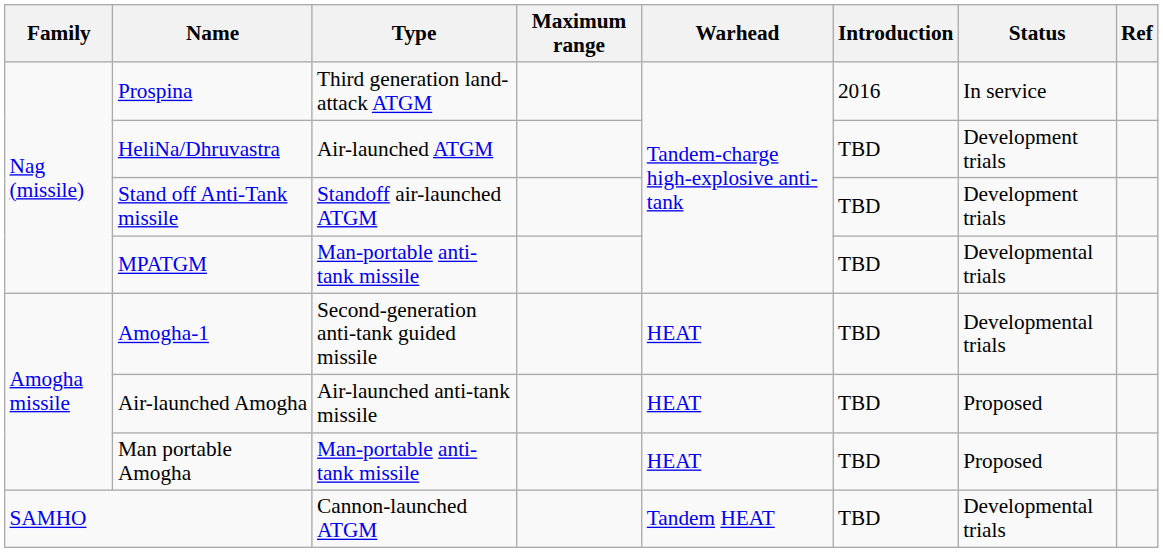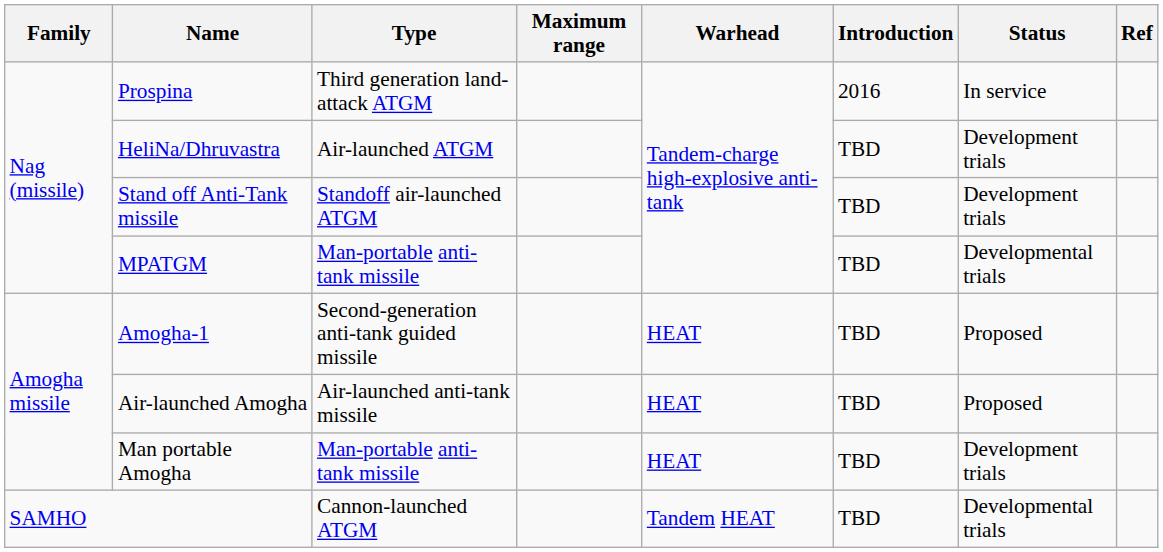(1028, 333) Developmental trials -> (1003, 333) Proposed
(1003, 461) Proposed -> (1021, 461) Development trials
